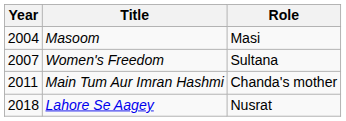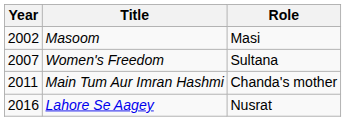(23, 37) 2004 -> (23, 37) 2002
(23, 104) 2018 -> (23, 104) 2016
